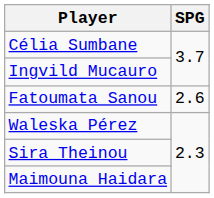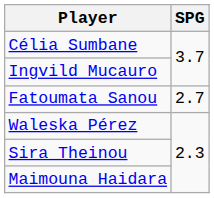(190, 99) 2.6 -> (190, 99) 2.7
